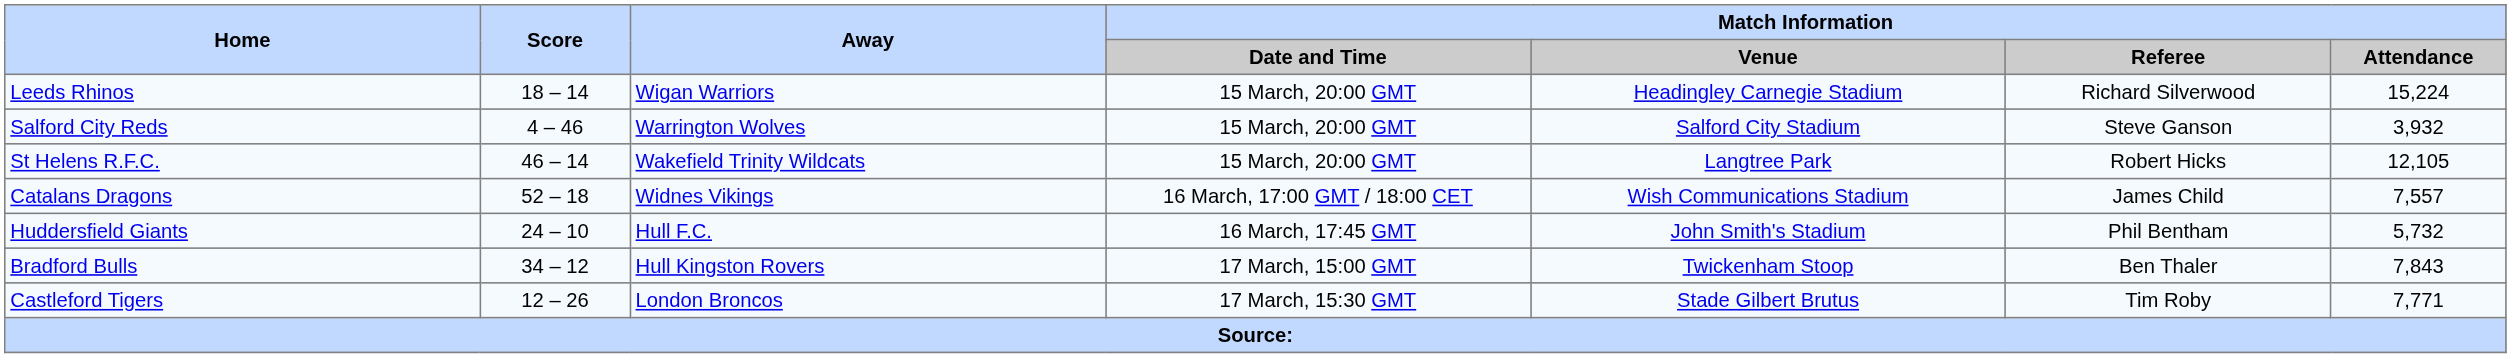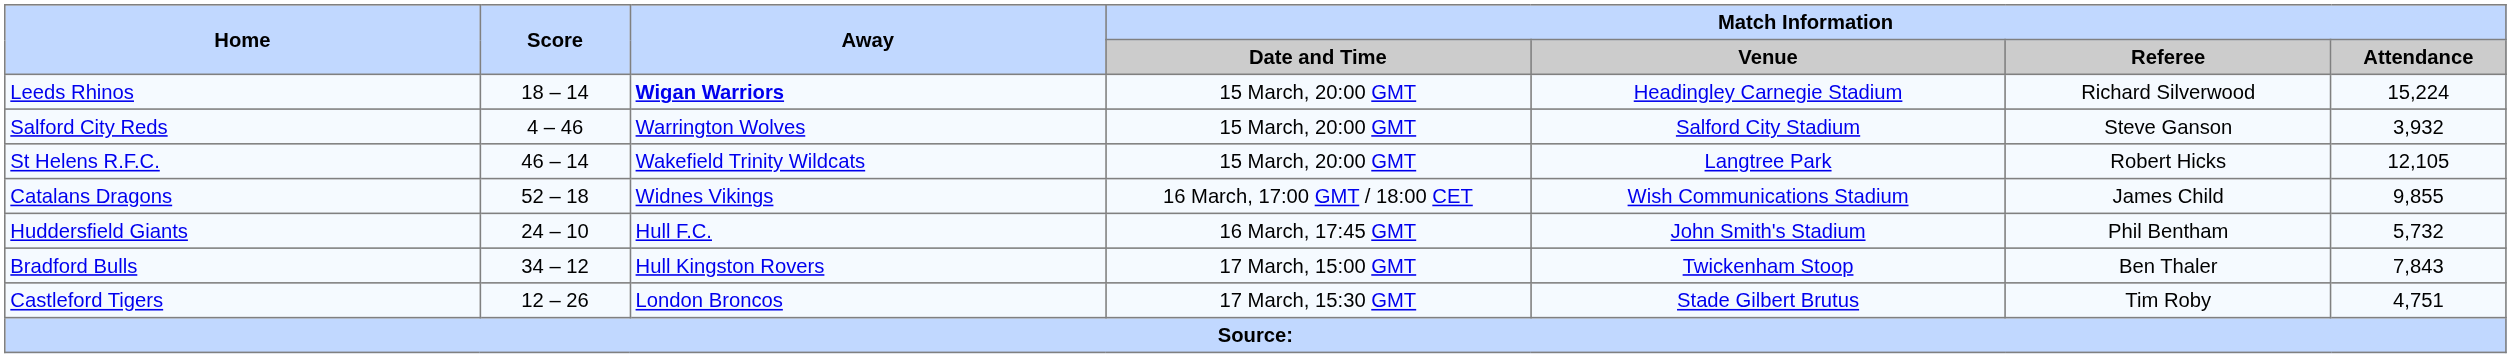(705, 92) normal -> (710, 92) bold
(2418, 196) 7,557 -> (2418, 196) 9,855
(2418, 300) 7,771 -> (2418, 300) 4,751
